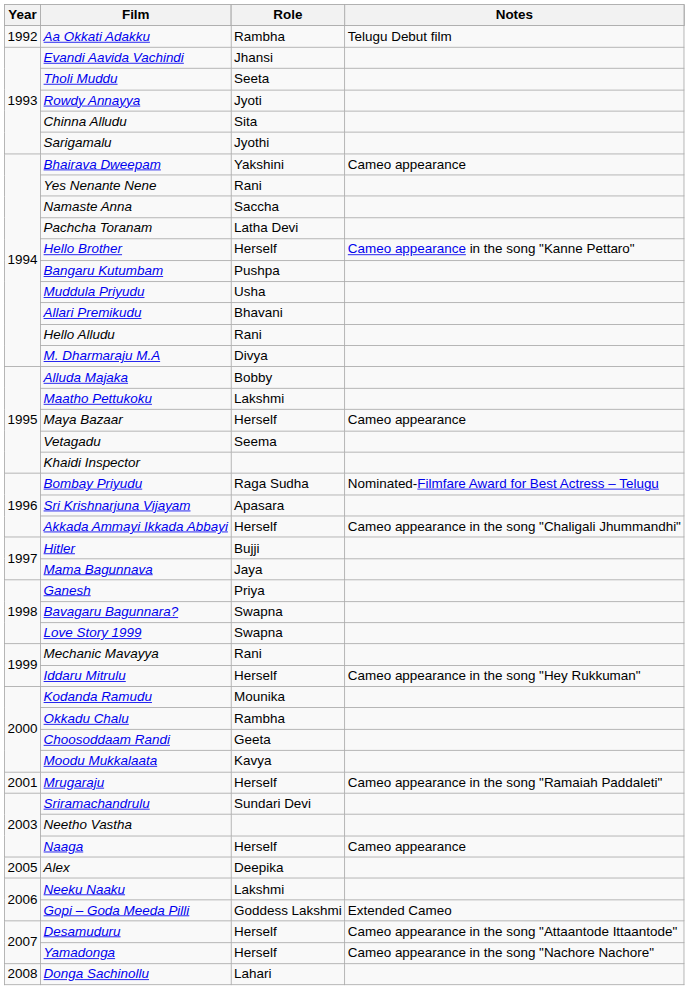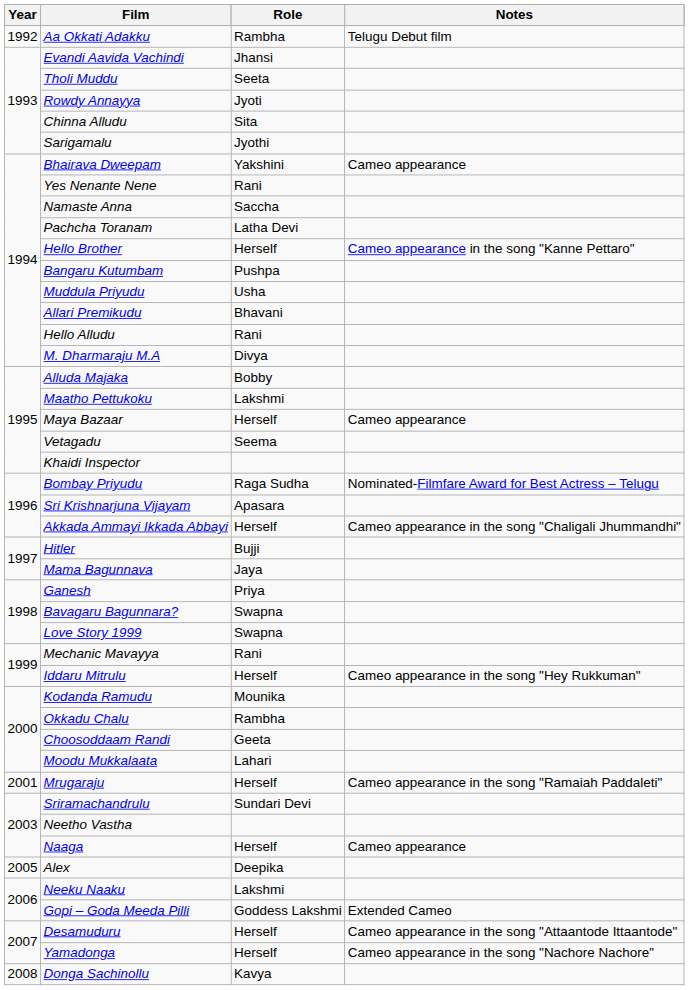(253, 761) Kavya -> (253, 761) Lahari
(253, 974) Lahari -> (253, 974) Kavya
